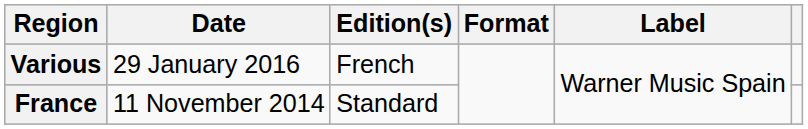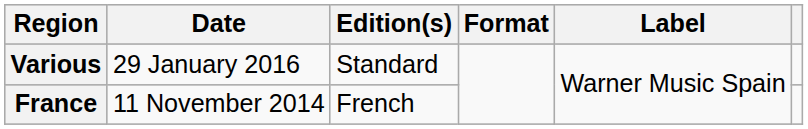(375, 64) French -> (387, 64) Standard
(387, 104) Standard -> (375, 104) French
